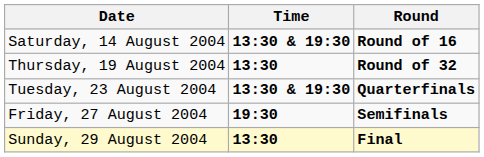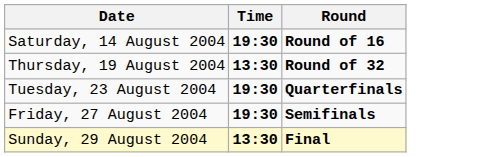(291, 41) 13:30 & 19:30 -> (255, 41) 19:30
(291, 91) 13:30 & 19:30 -> (255, 91) 19:30
